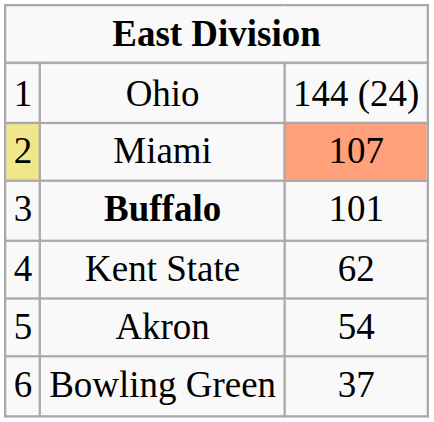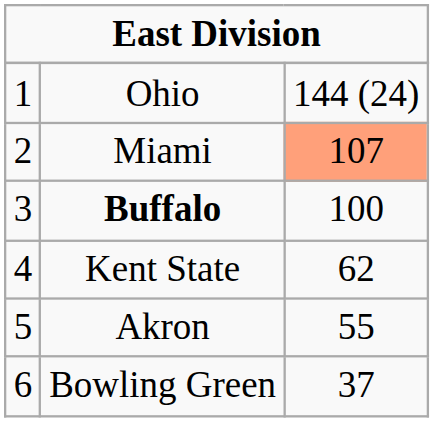(23, 151) khaki background -> (23, 151) no background
(356, 209) 101 -> (356, 209) 100
(356, 326) 54 -> (356, 326) 55
